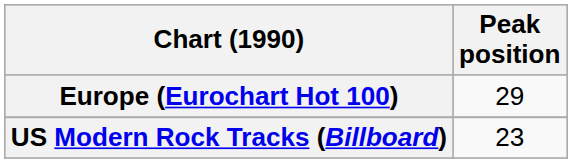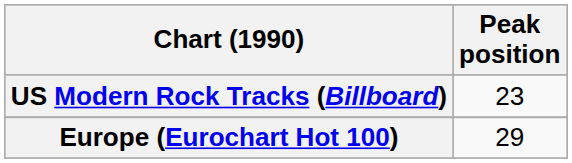rows swapped: (229, 95) <-> (229, 137)
